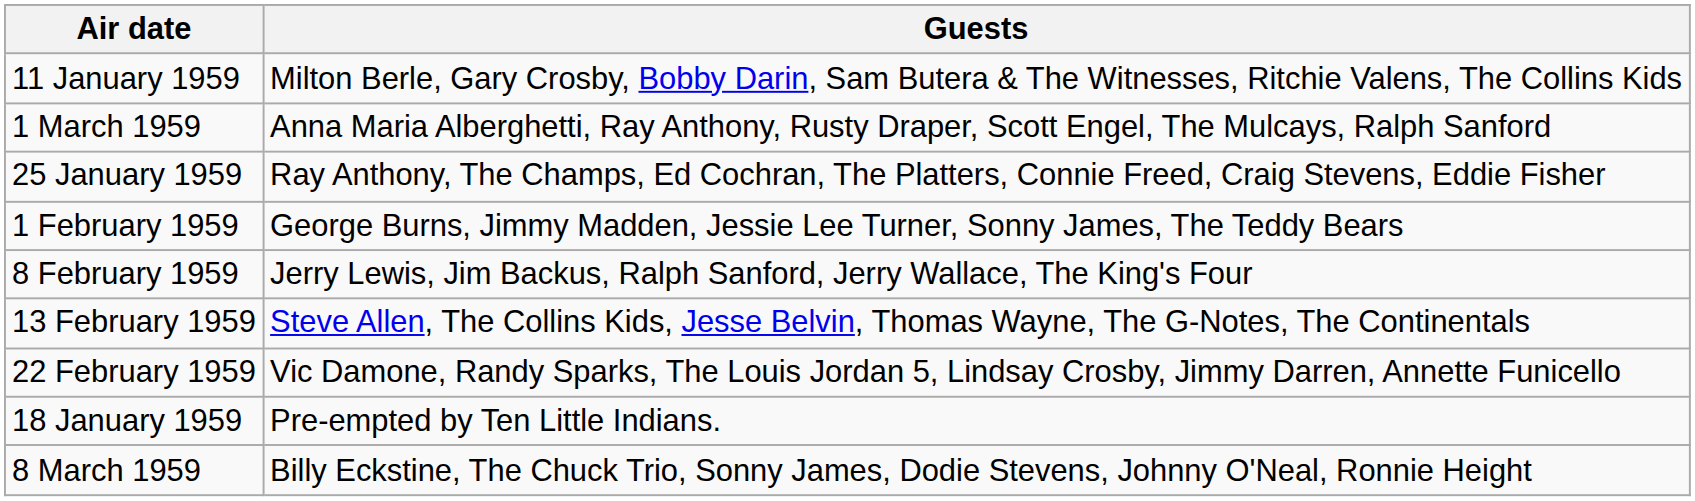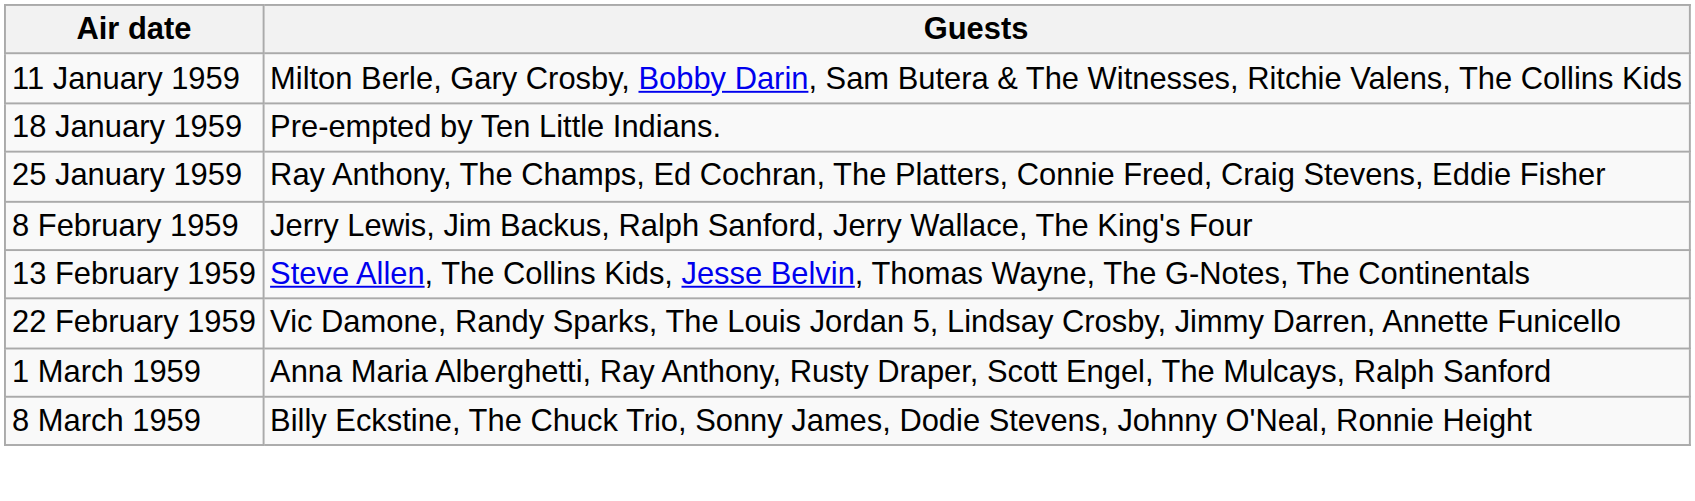rows swapped: (127, 420) <-> (107, 126)
- row: (125, 224)
